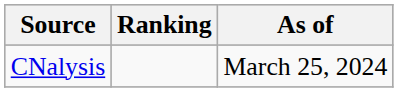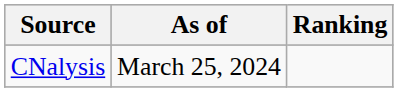columns swapped: (164, 24) <-> (305, 24)
